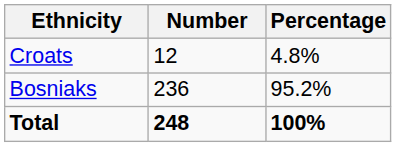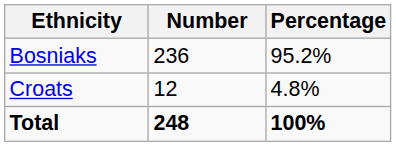rows swapped: (53, 89) <-> (41, 55)
